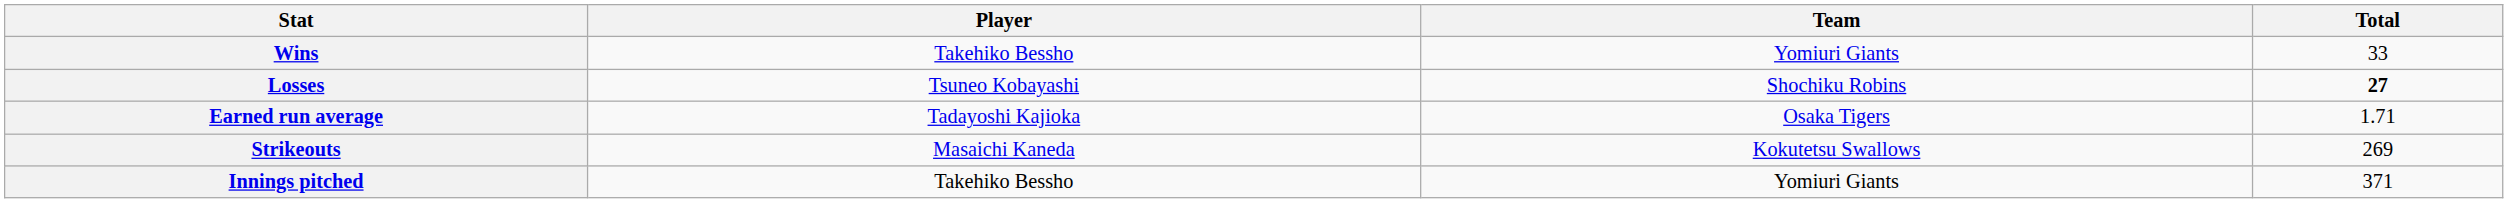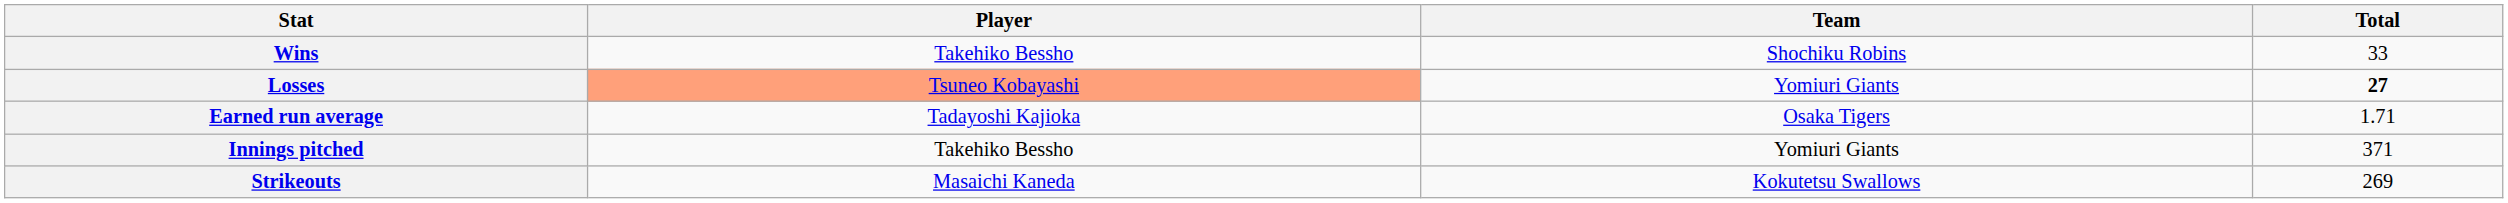(1837, 52) Yomiuri Giants -> (1837, 52) Shochiku Robins
(1004, 85) no background -> (1004, 85) lightsalmon background
(1837, 85) Shochiku Robins -> (1837, 85) Yomiuri Giants
rows swapped: (296, 149) <-> (296, 181)
